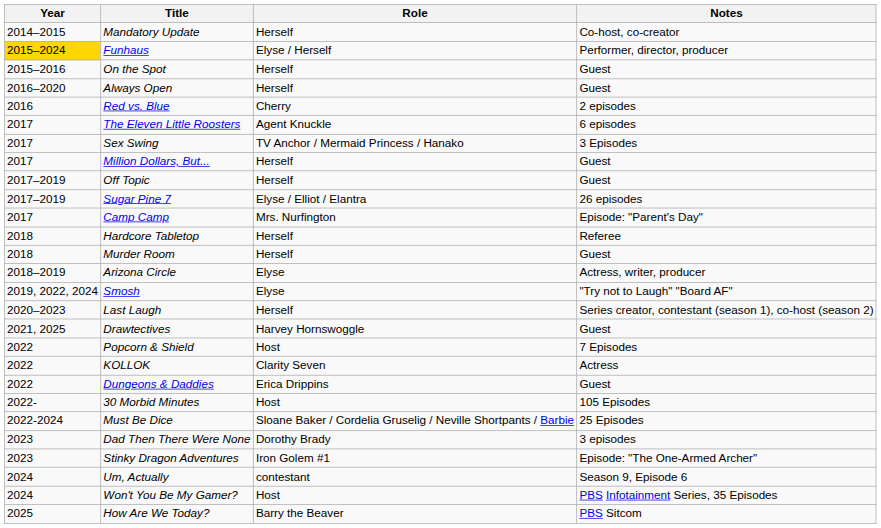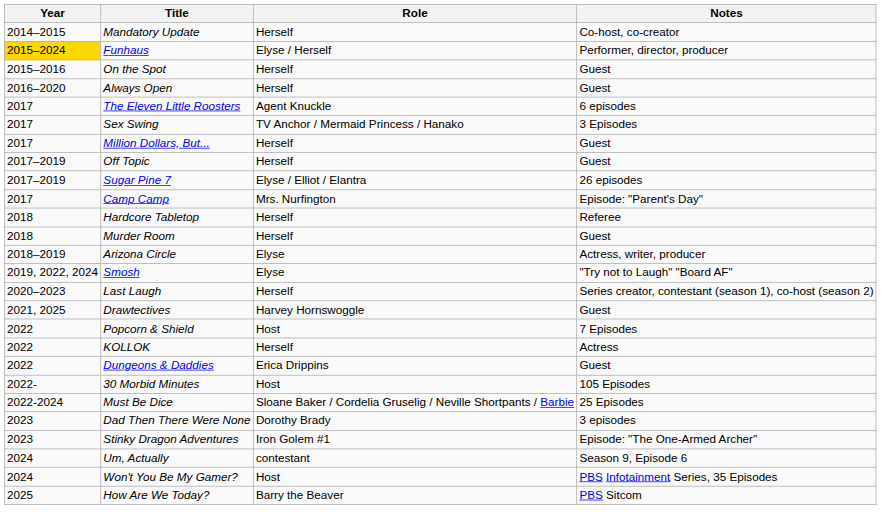- row: (136, 106)
(291, 365) Clarity Seven -> (274, 347) Herself
